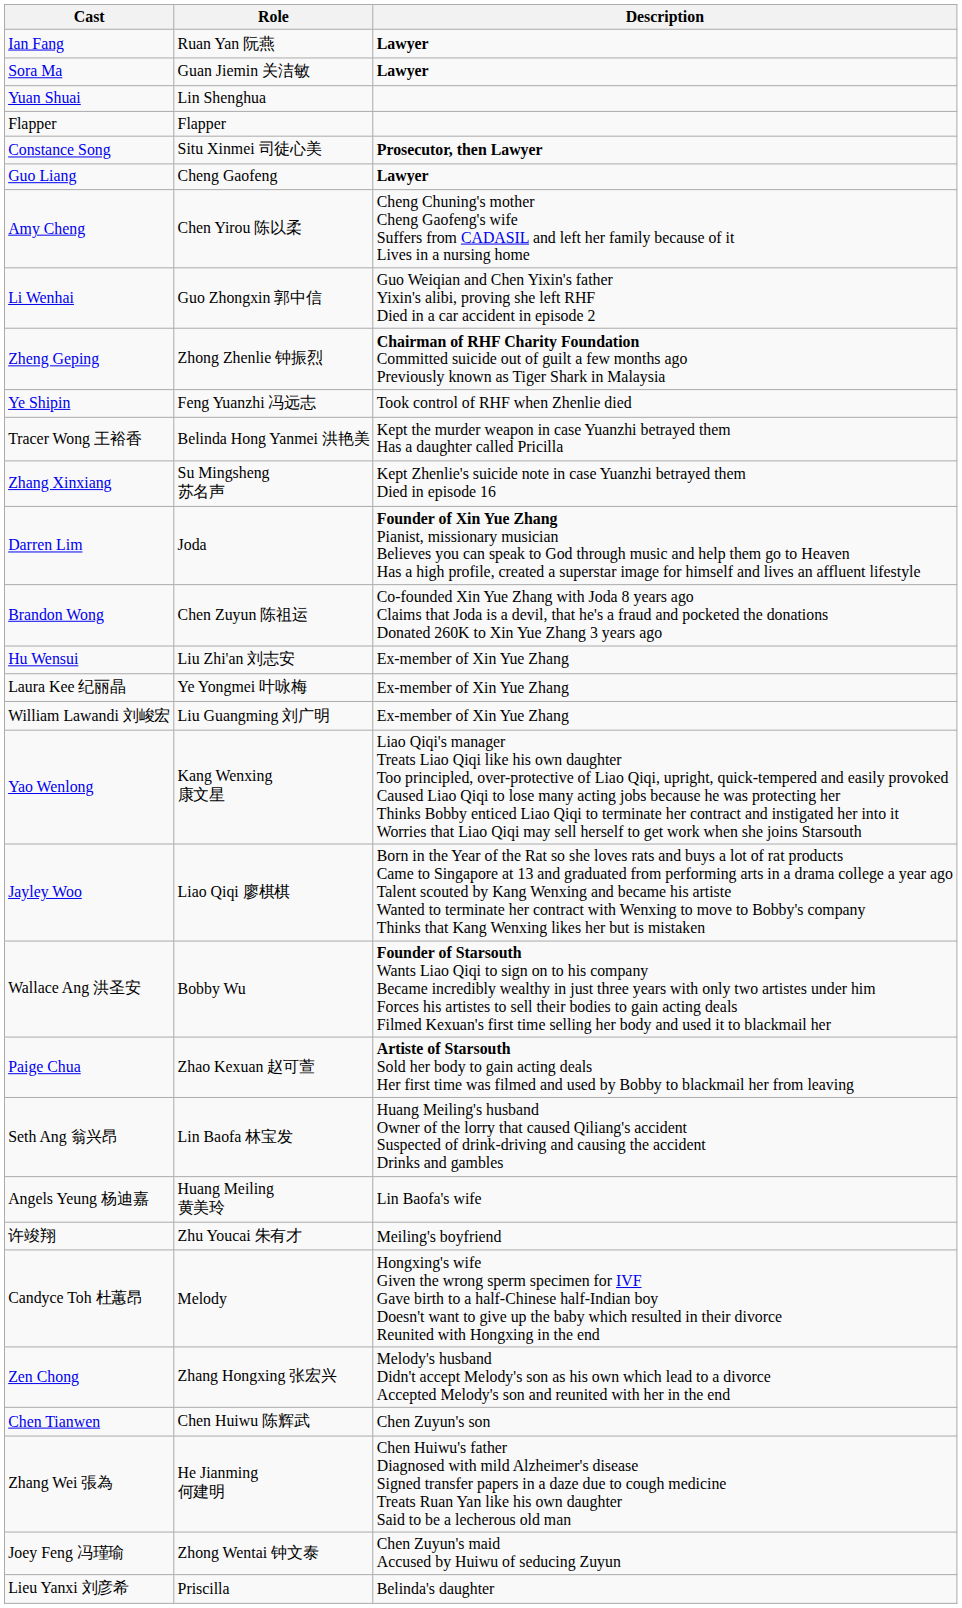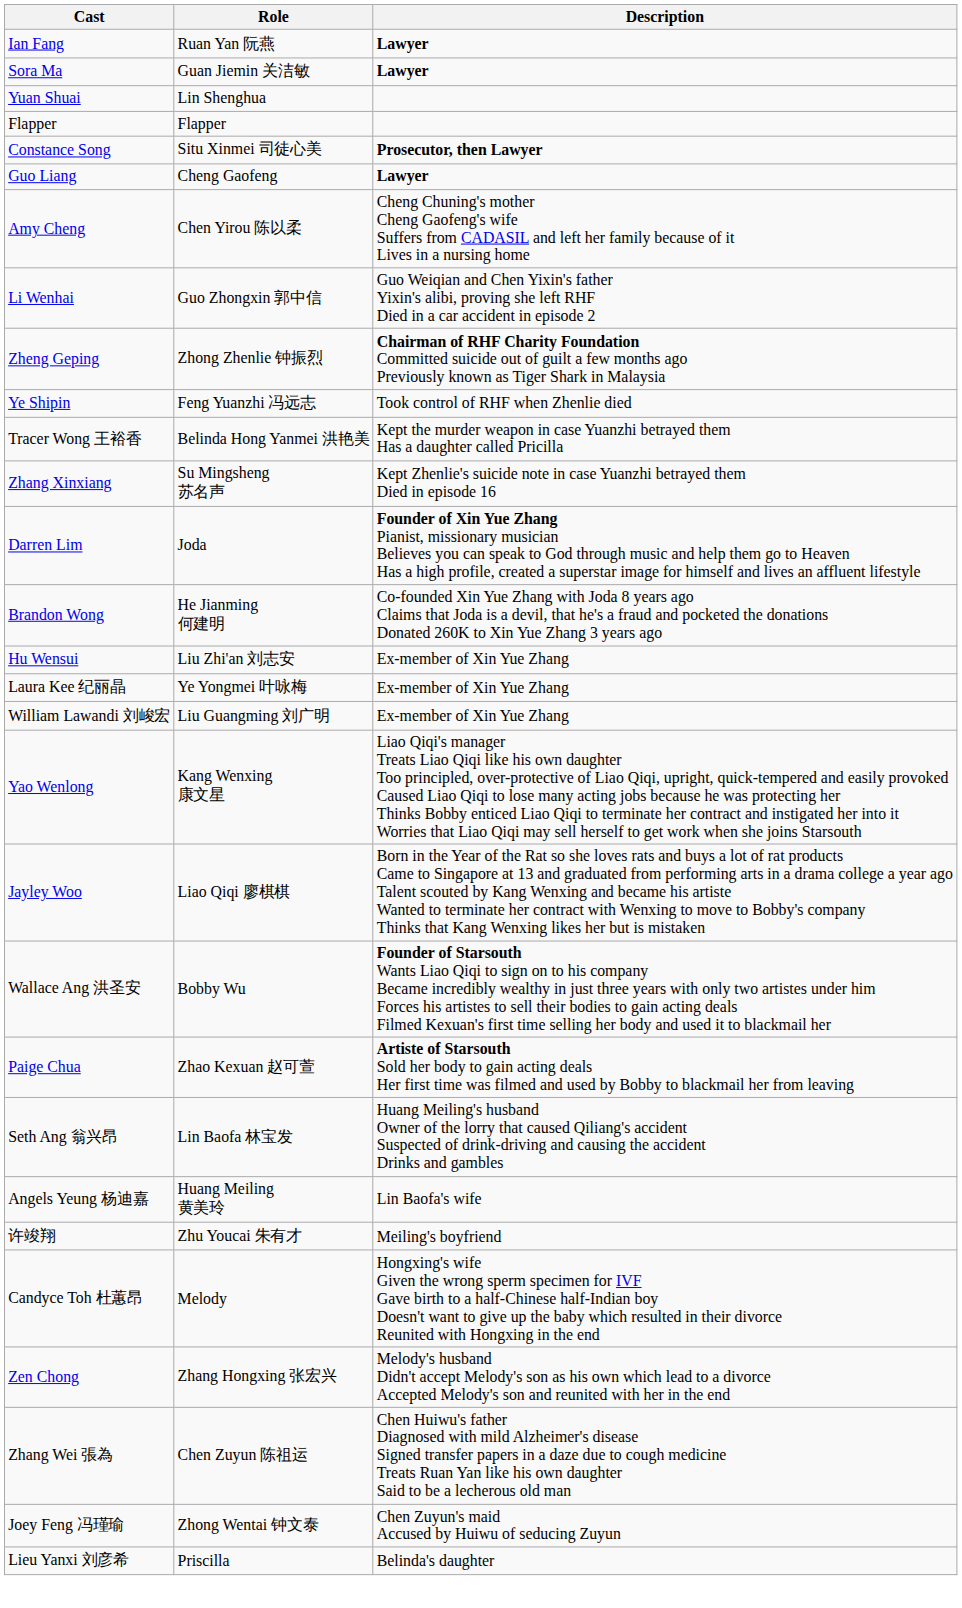(243, 614) Chen Zuyun 陈祖运 -> (218, 614) He Jianming 何建明
- row: (54, 1421)
(218, 1482) He Jianming 何建明 -> (243, 1455) Chen Zuyun 陈祖运
